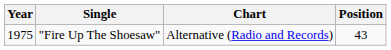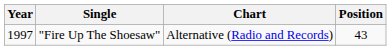(20, 34) 1975 -> (20, 34) 1997
